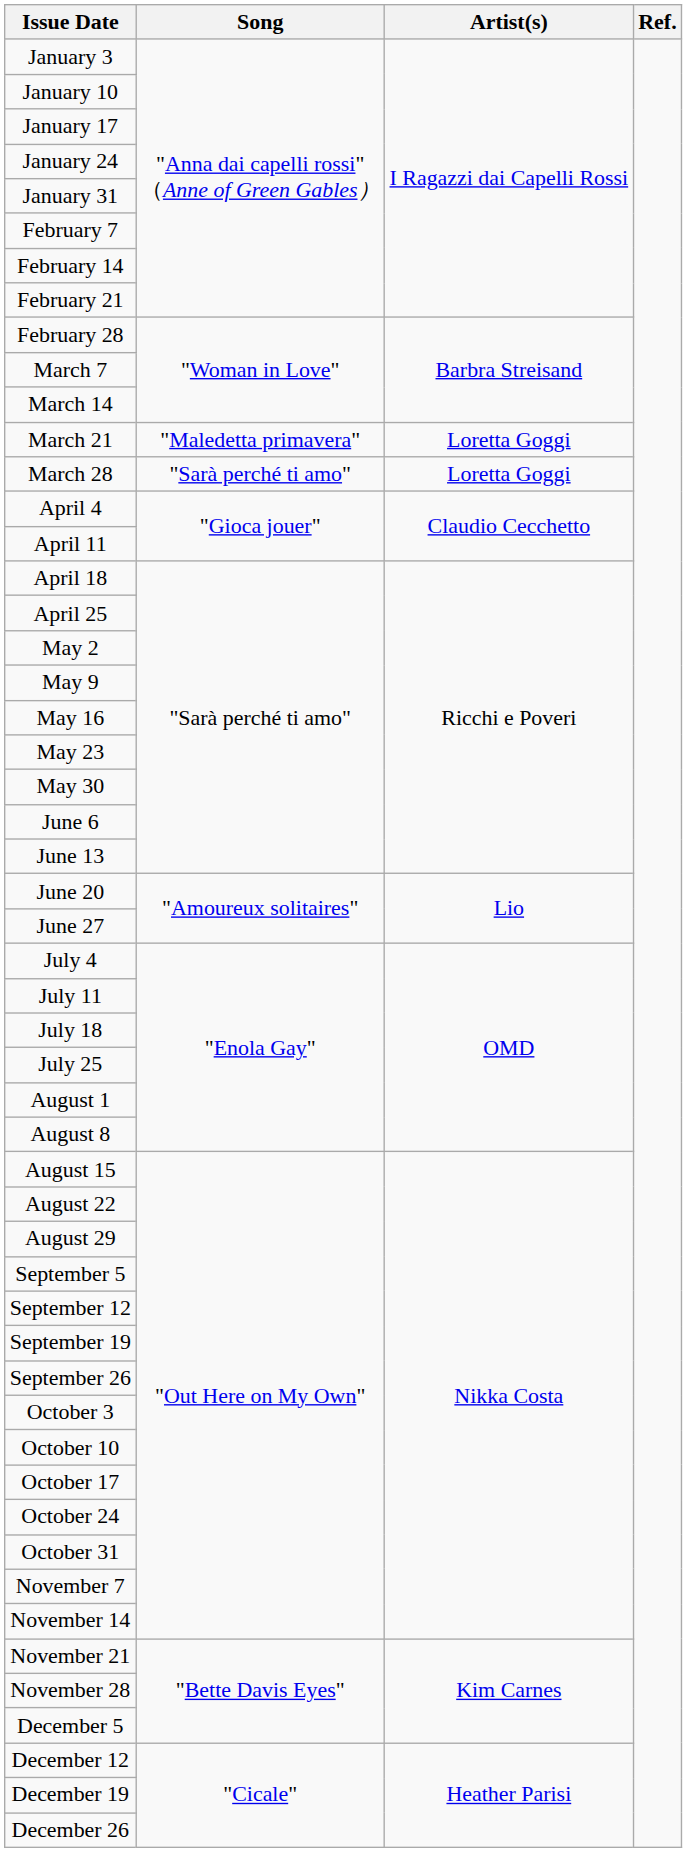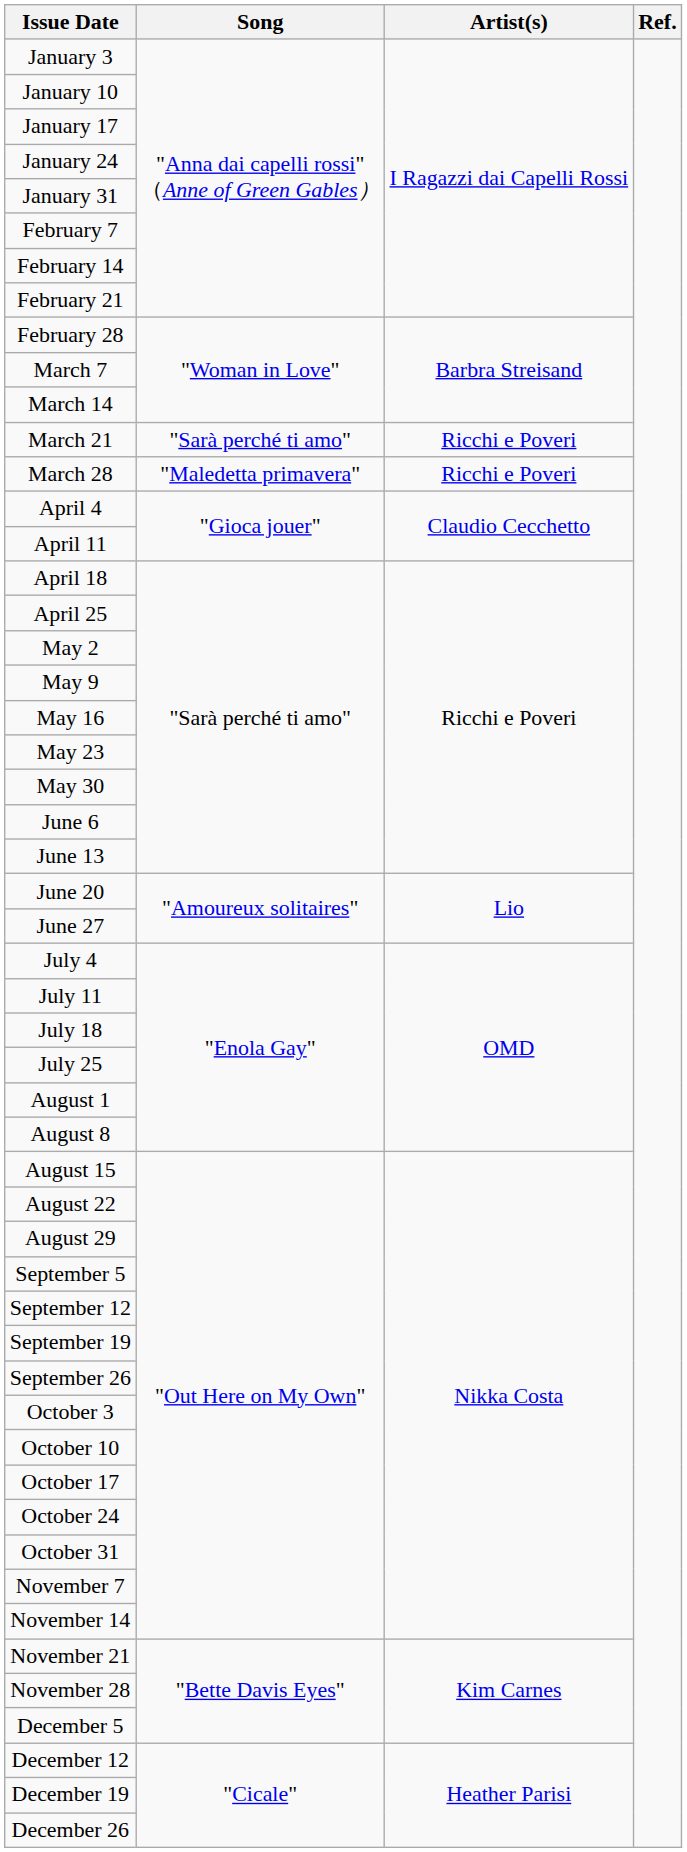(260, 439) "Maledetta primavera" -> (260, 439) "Sarà perché ti amo"
(509, 439) Loretta Goggi -> (509, 439) Ricchi e Poveri
(260, 473) "Sarà perché ti amo" -> (260, 473) "Maledetta primavera"
(509, 473) Loretta Goggi -> (509, 473) Ricchi e Poveri
